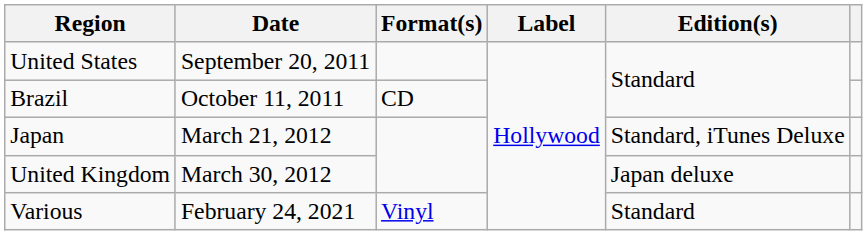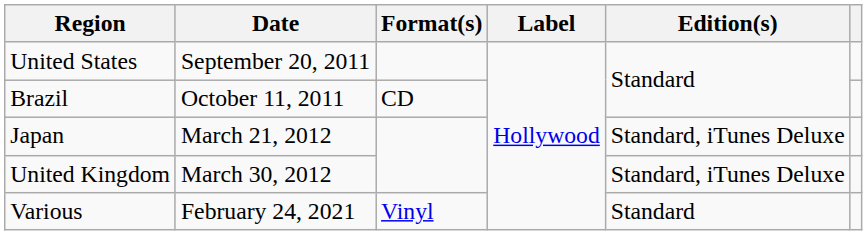(672, 173) Japan deluxe -> (728, 173) Standard, iTunes Deluxe
